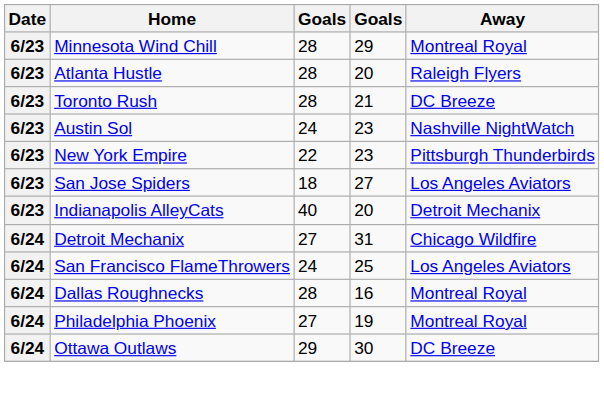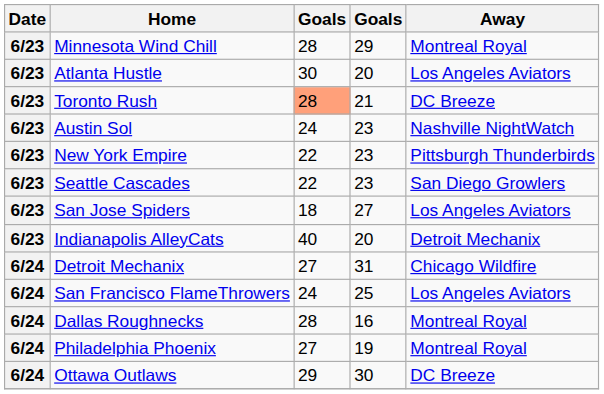(308, 73) 28 -> (308, 73) 30
(466, 73) Raleigh Flyers -> (491, 73) Los Angeles Aviators
(308, 101) no background -> (308, 101) lightsalmon background
+ row: (122, 183)
